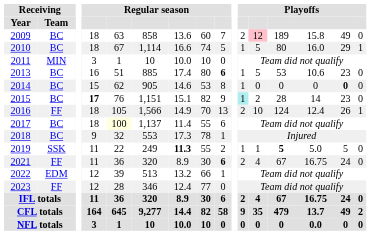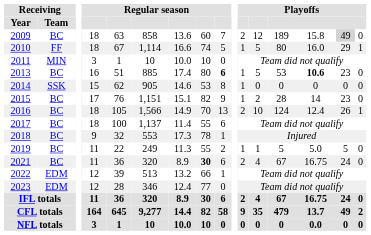(258, 35) pink background -> (258, 35) no background
(346, 35) no background -> (346, 35) lightgrey background
(56, 48) BC -> (56, 48) FF
(316, 73) normal -> (316, 73) bold
(56, 86) BC -> (56, 86) SSK
(346, 86) bold -> (346, 86) normal
(94, 98) bold -> (94, 98) normal
(243, 98) paleturquoise background -> (243, 98) no background
(56, 111) FF -> (56, 111) BC
(119, 123) lightyellow background -> (119, 123) no background
(56, 149) SSK -> (56, 149) BC
(183, 149) bold -> (183, 149) normal
(281, 149) bold -> (281, 149) normal
(56, 161) FF -> (56, 161) BC
(206, 161) normal -> (206, 161) bold
(223, 161) bold -> (223, 161) normal
(56, 186) FF -> (56, 186) EDM
